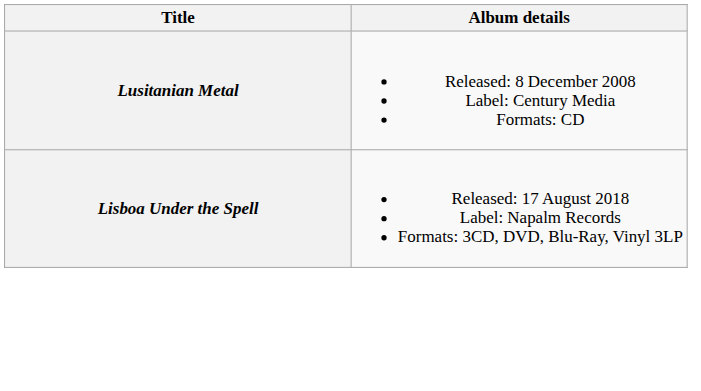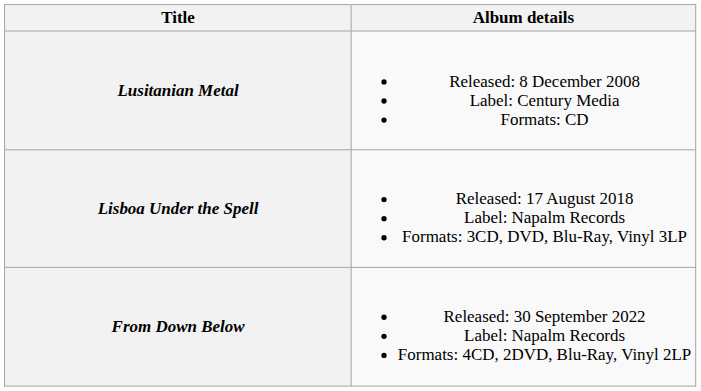+ row: (178, 326)
